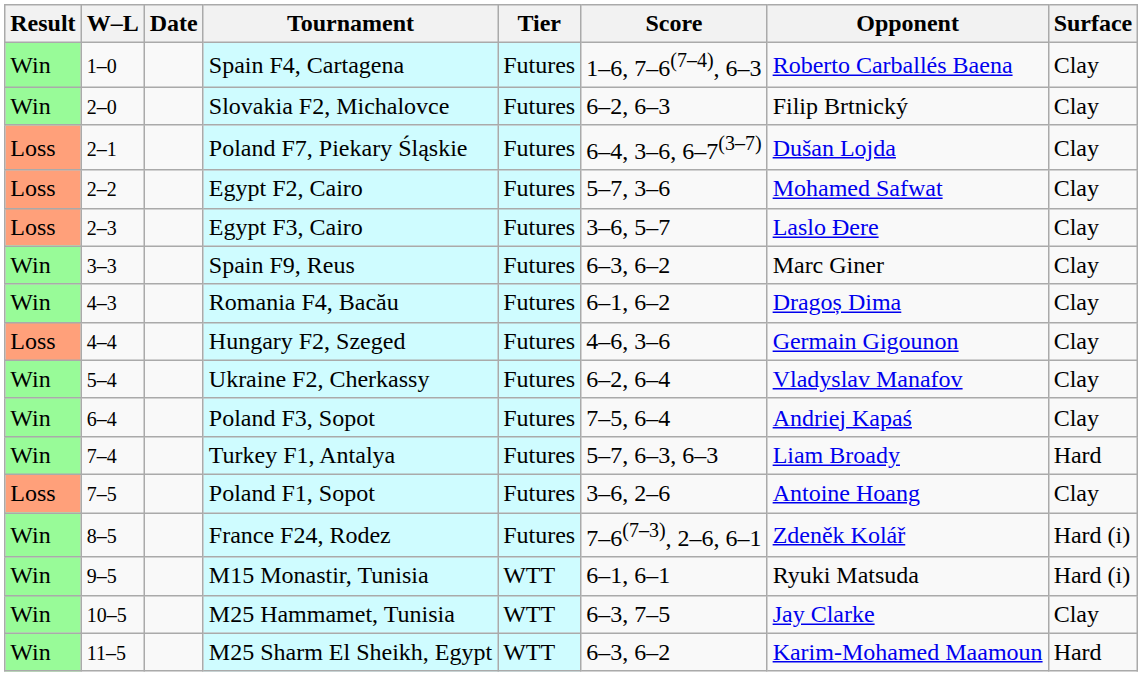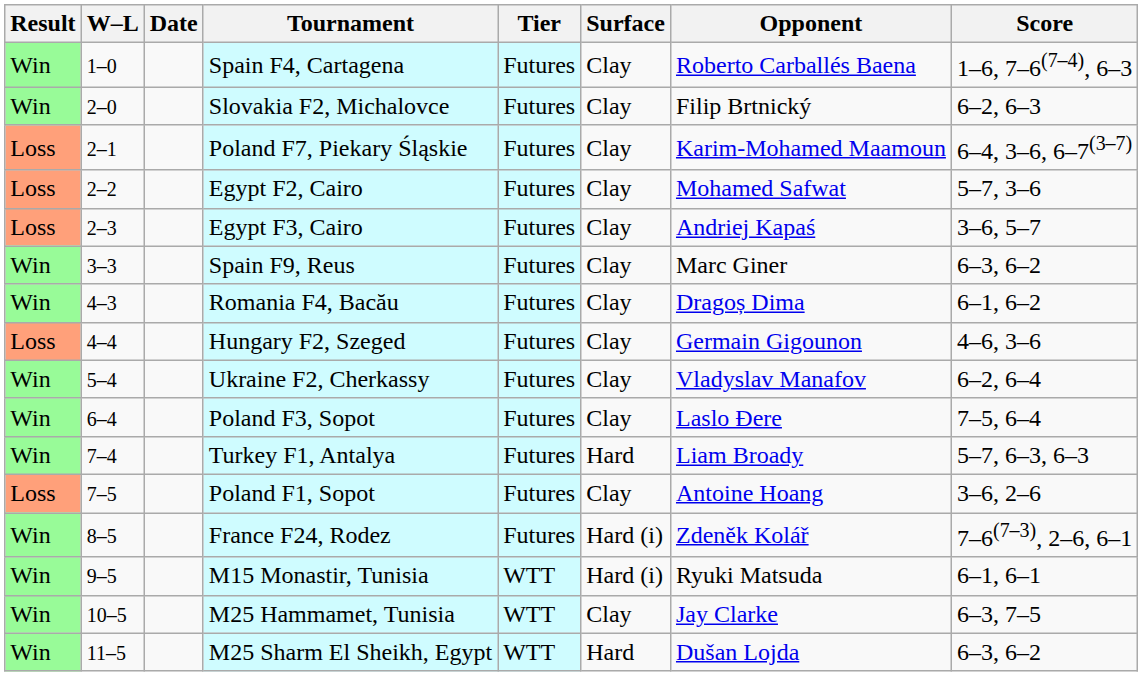columns swapped: (1093, 23) <-> (674, 23)
(834, 147) Dušan Lojda -> (811, 147) Karim-Mohamed Maamoun
(826, 226) Laslo Đere -> (746, 226) Andriej Kapaś
(842, 417) Andriej Kapaś -> (729, 417) Laslo Đere
(908, 652) Karim-Mohamed Maamoun -> (738, 652) Dušan Lojda
